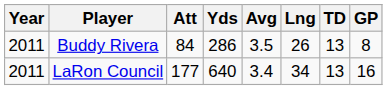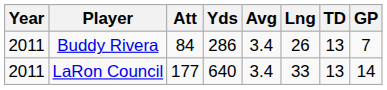(261, 45) 3.5 -> (261, 45) 3.4
(366, 45) 8 -> (366, 45) 7
(300, 72) 34 -> (300, 72) 33
(366, 72) 16 -> (366, 72) 14
